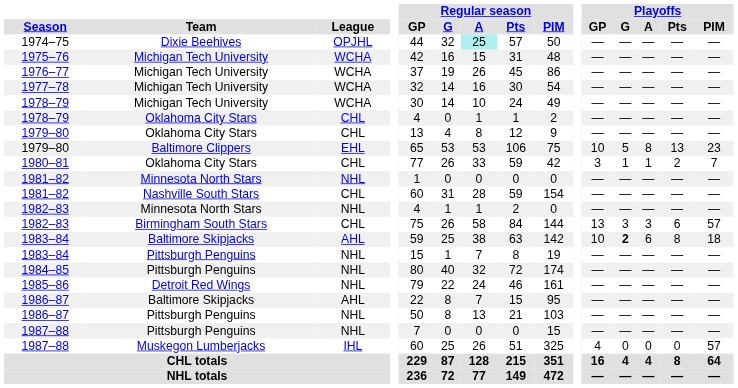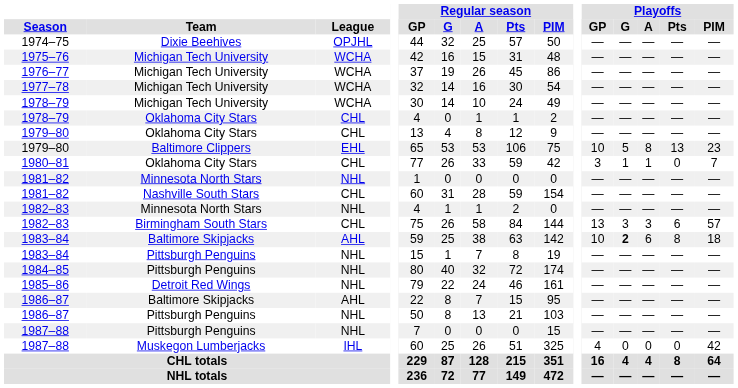(479, 42) paleturquoise background -> (479, 42) no background
(677, 163) 2 -> (677, 163) 0
(714, 346) 57 -> (714, 346) 42
